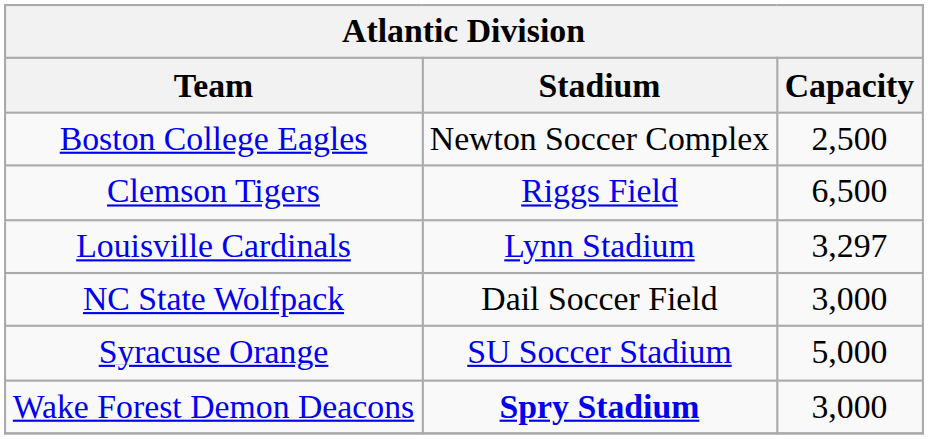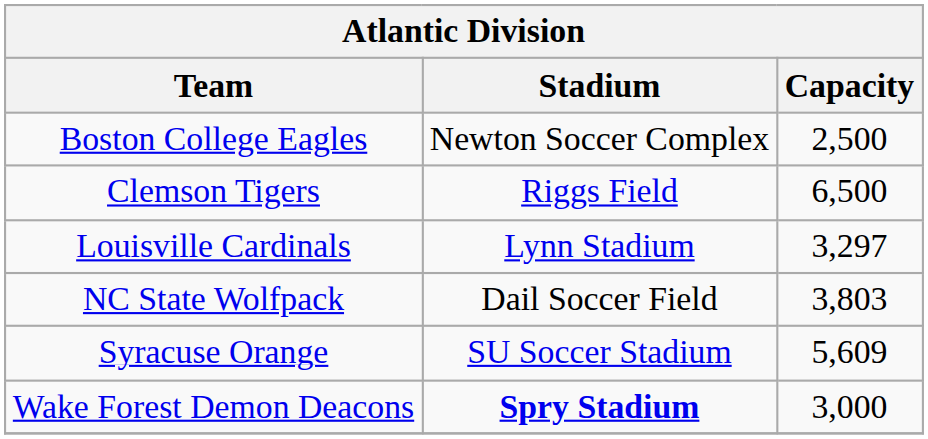(849, 298) 3,000 -> (849, 298) 3,803
(849, 352) 5,000 -> (849, 352) 5,609
